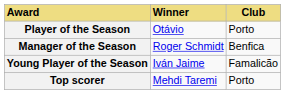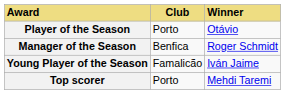columns swapped: (171, 13) <-> (253, 13)
